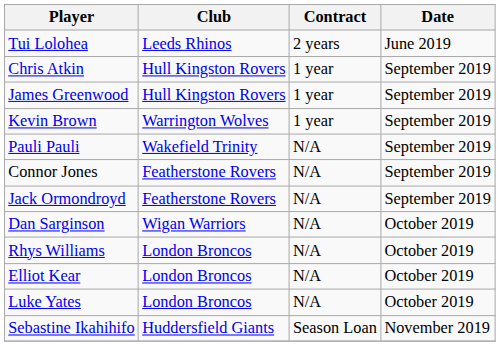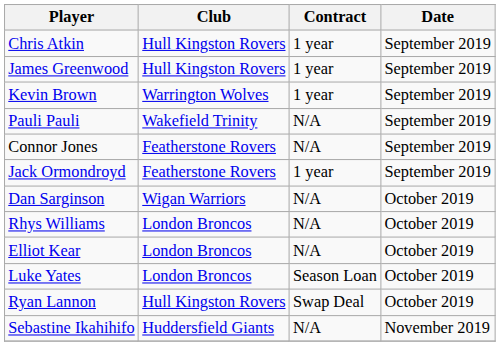- row: (48, 43)
(307, 198) N/A -> (313, 172) 1 year
(307, 302) N/A -> (335, 276) Season Loan
+ row: (52, 302)
(335, 328) Season Loan -> (307, 328) N/A
